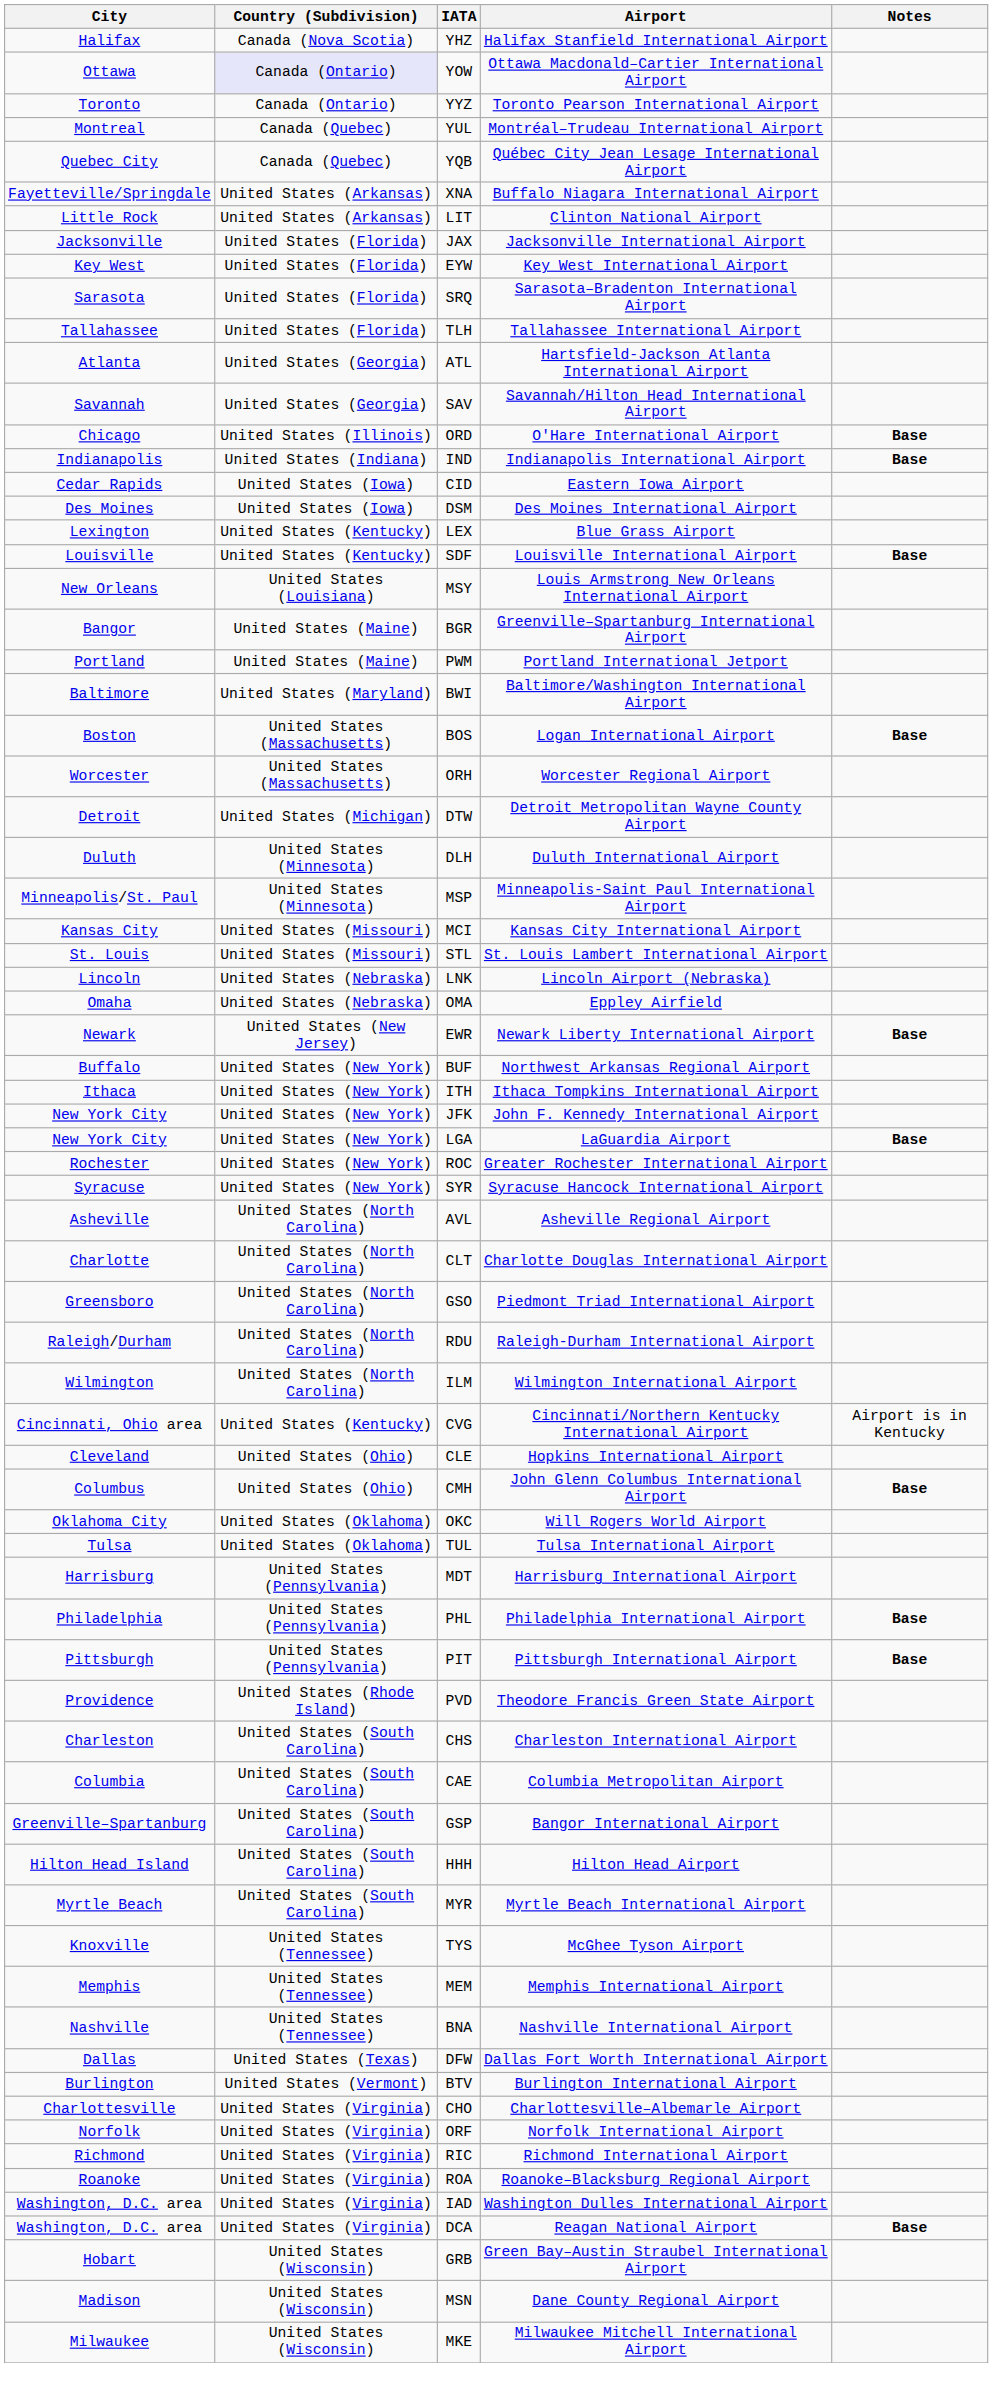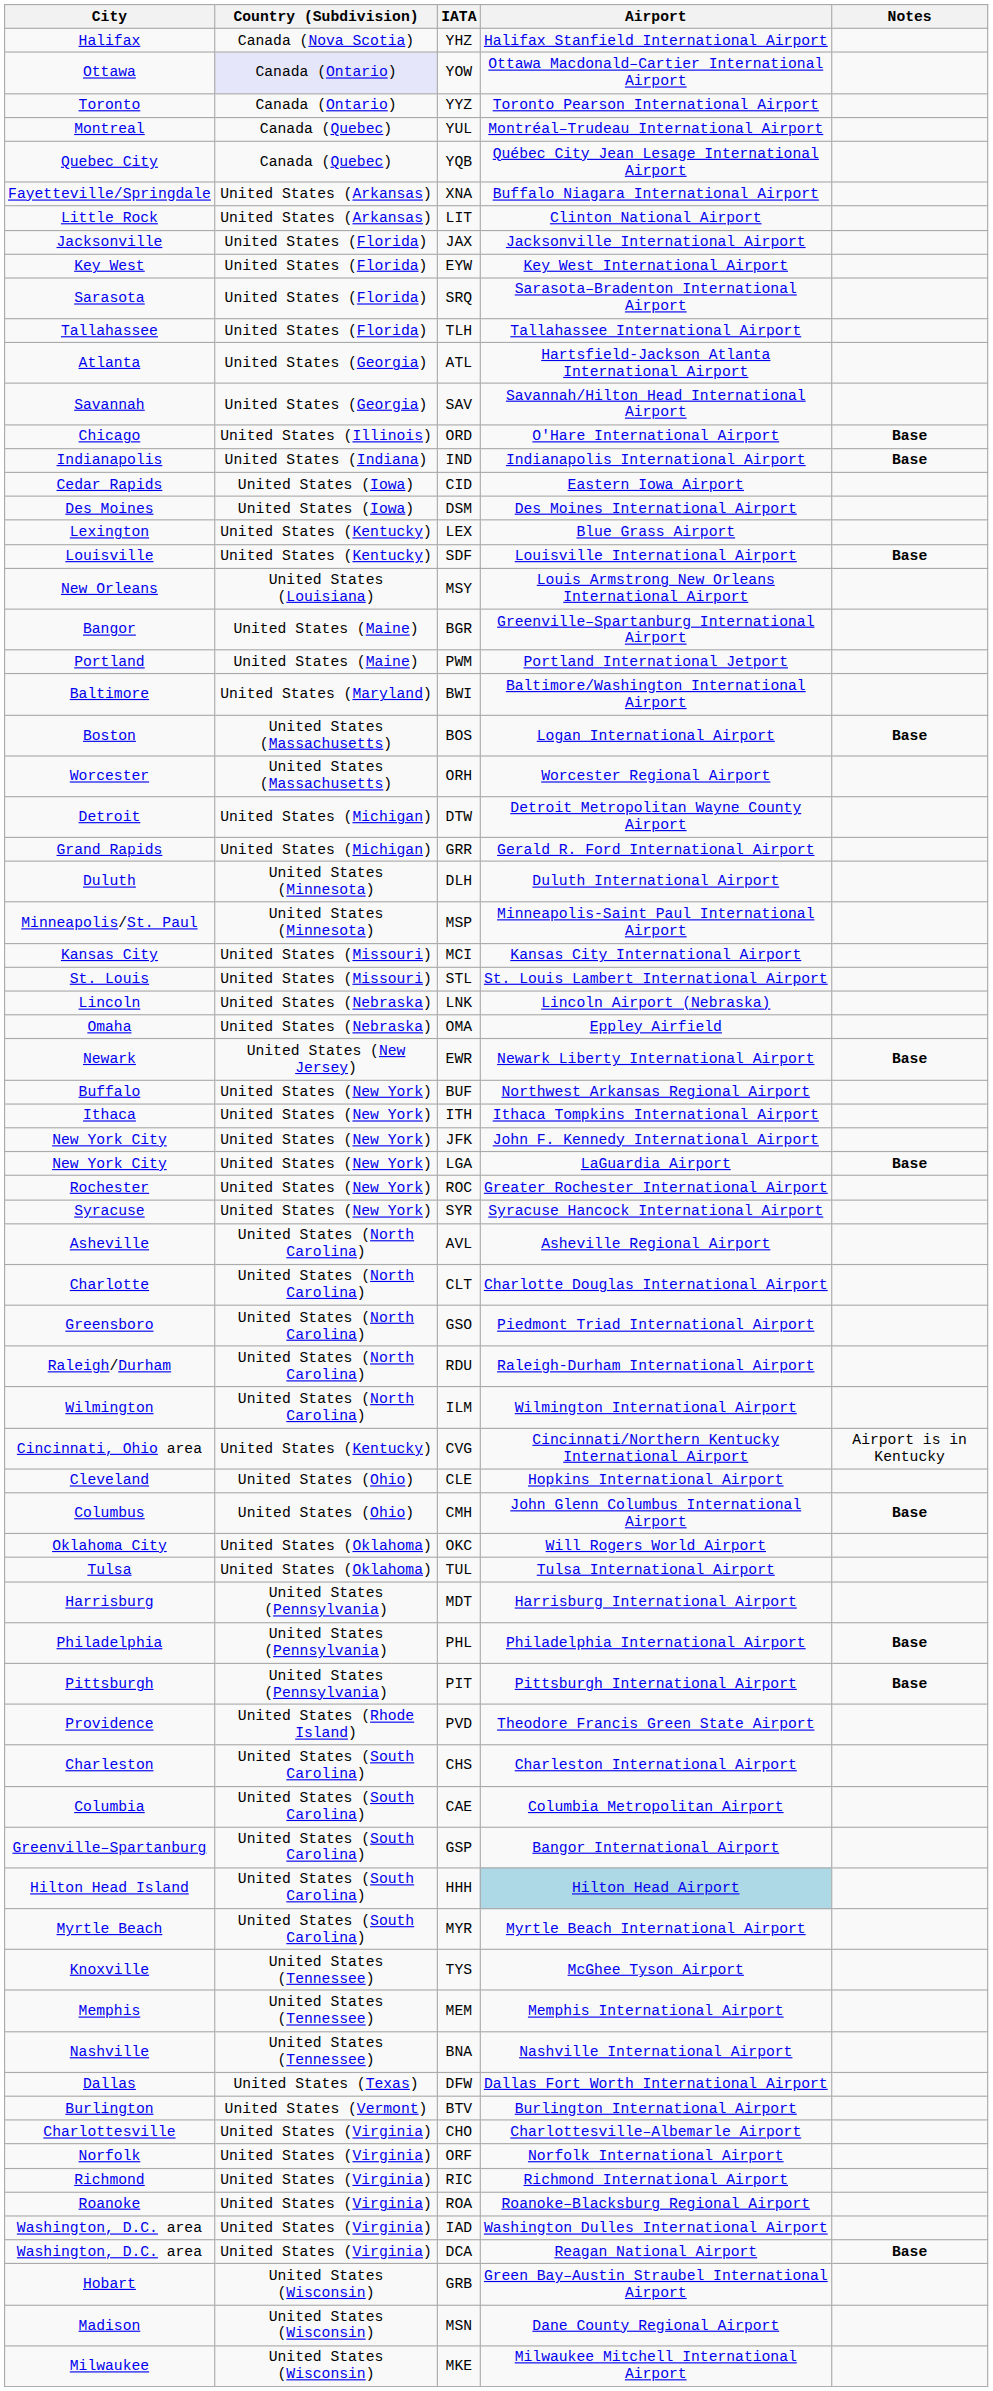+ row: (459, 849)
(656, 1864) no background -> (656, 1888) lightblue background
